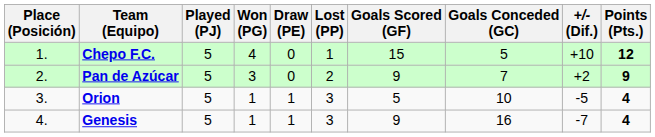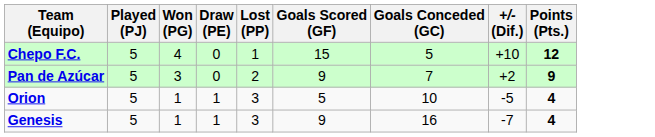- column: (42, 23)
